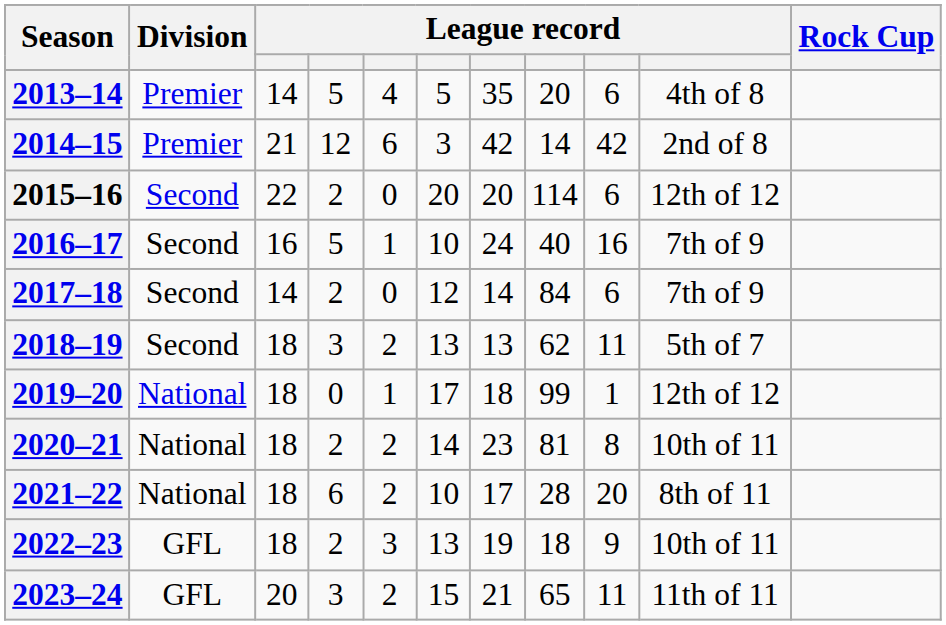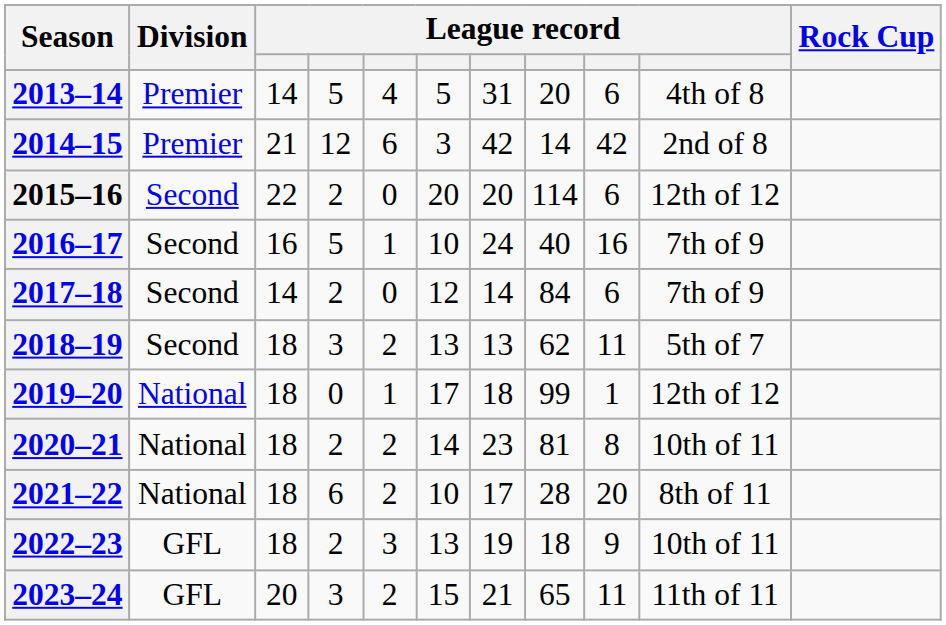(497, 94) 35 -> (497, 94) 31
